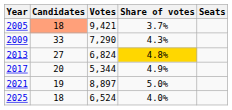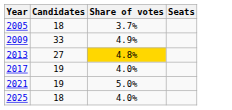- column: (103, 12)
(59, 26) lightsalmon background -> (59, 26) no background
(157, 40) 4.3% -> (127, 40) 4.9%
(59, 69) 20 -> (59, 69) 19
(157, 69) 4.9% -> (127, 69) 4.0%
